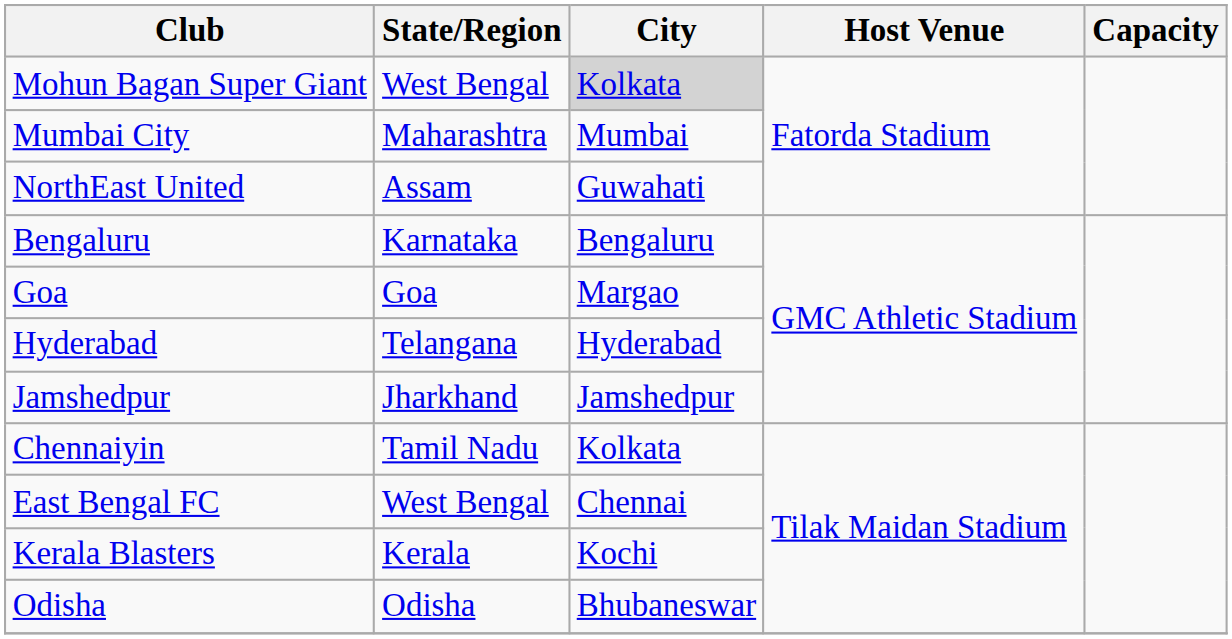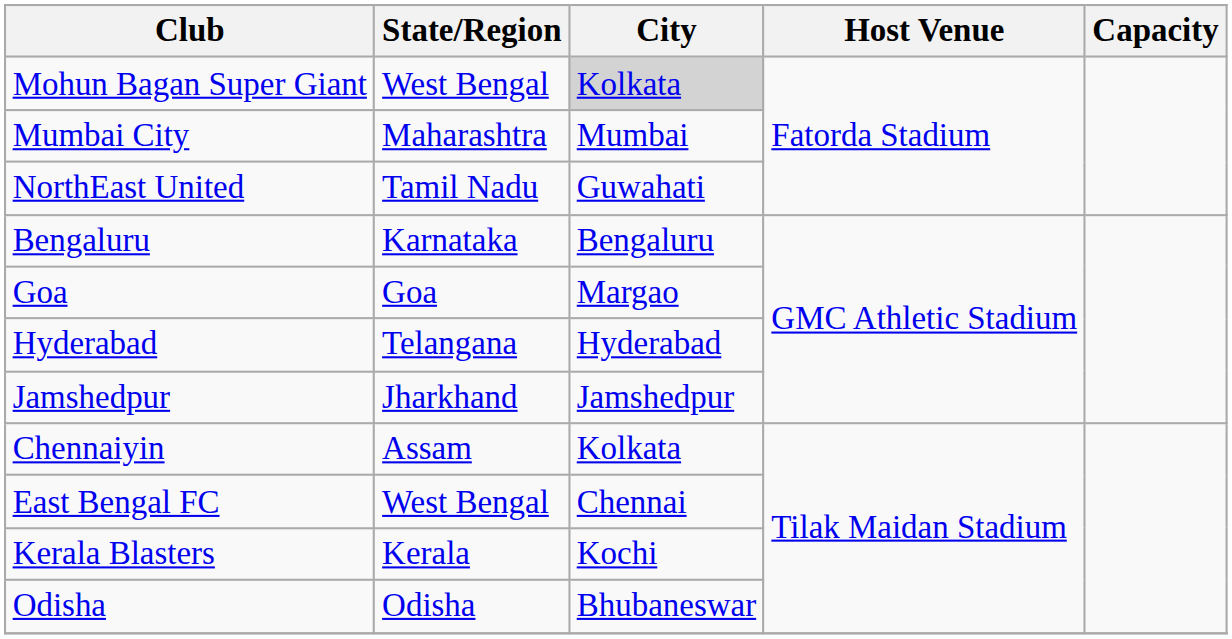(427, 187) Assam -> (460, 187) Tamil Nadu
(460, 448) Tamil Nadu -> (427, 448) Assam
